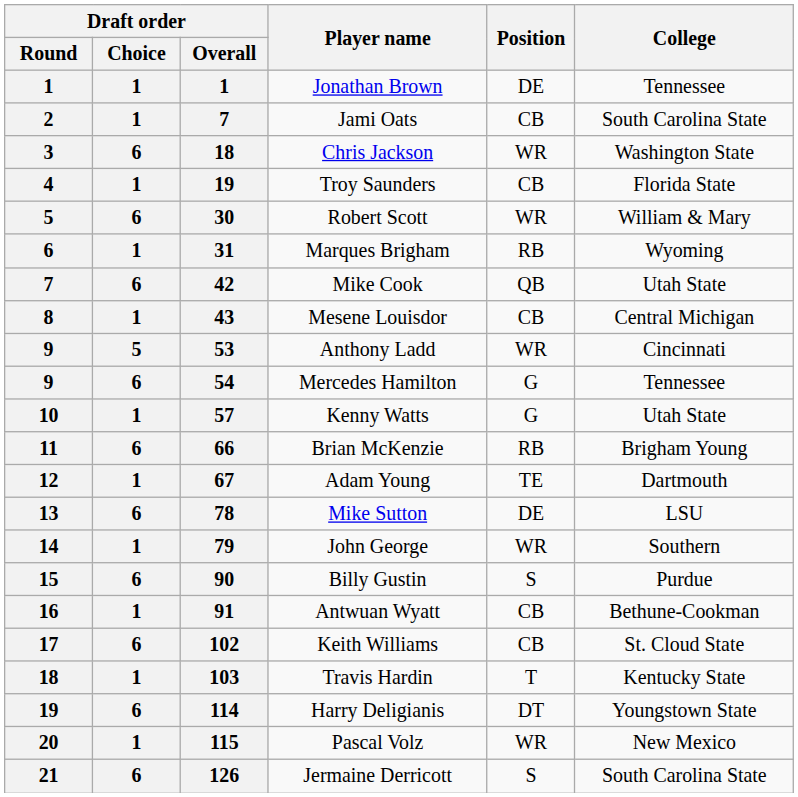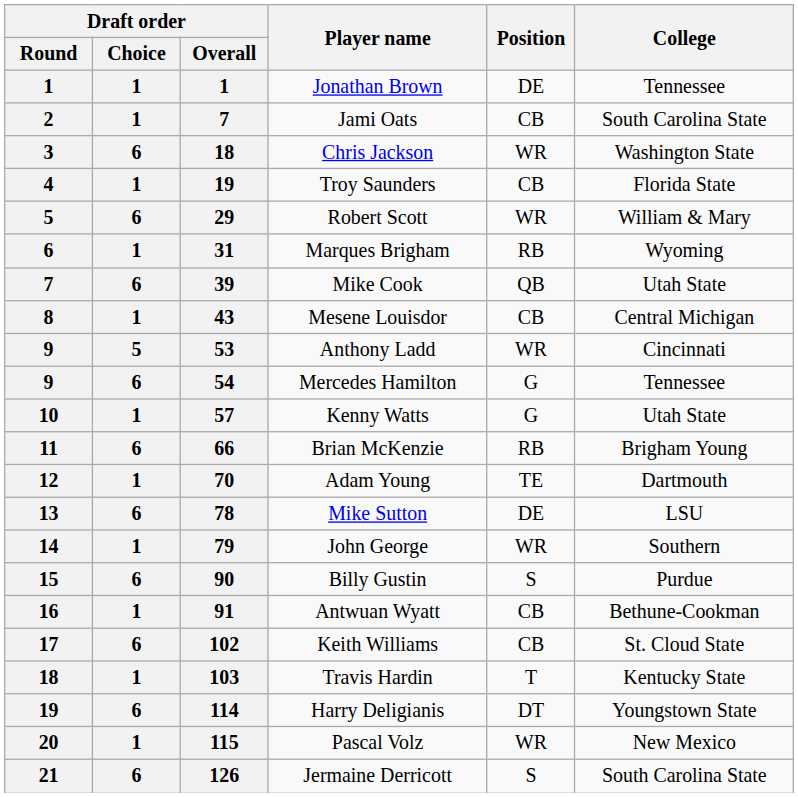(224, 218) 30 -> (224, 218) 29
(224, 283) 42 -> (224, 283) 39
(224, 480) 67 -> (224, 480) 70
